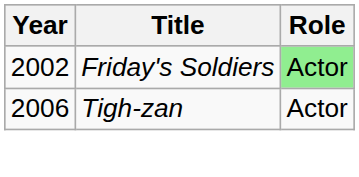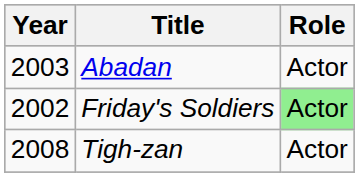+ row: (127, 66)
(40, 108) 2006 -> (40, 150) 2008
